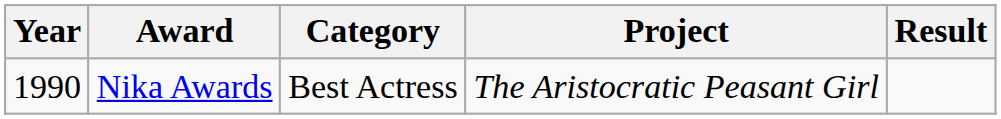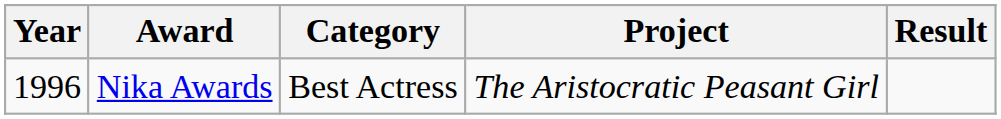(47, 85) 1990 -> (47, 85) 1996
